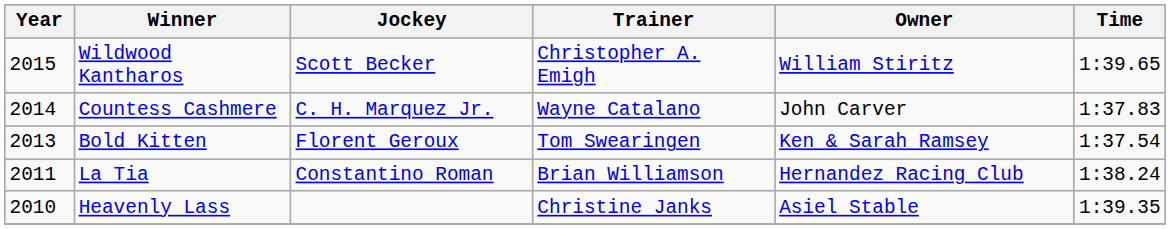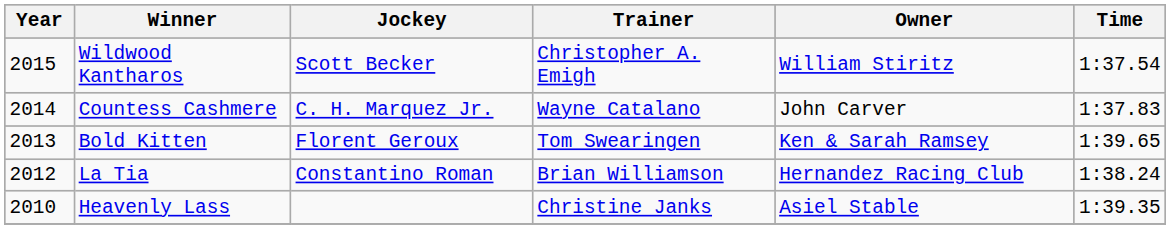(1120, 65) 1:39.65 -> (1120, 65) 1:37.54
(1120, 142) 1:37.54 -> (1120, 142) 1:39.65
(33, 175) 2011 -> (33, 175) 2012
